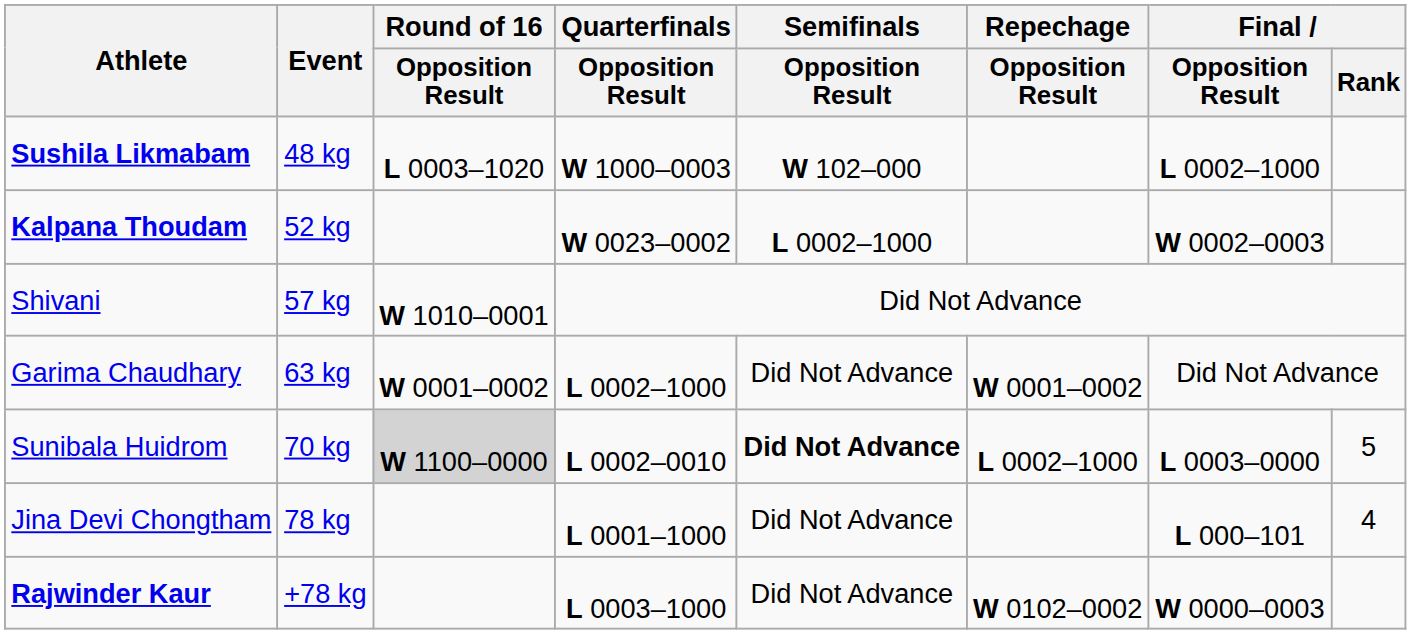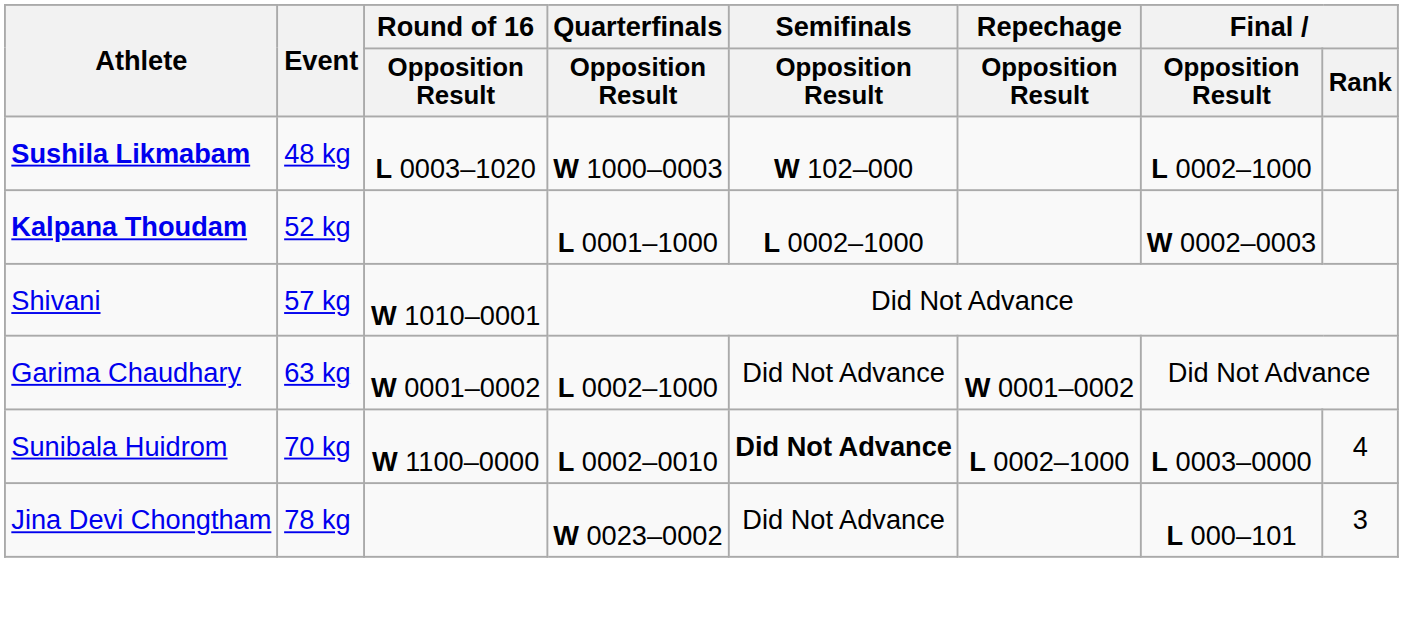(646, 242) W 0023–0002 -> (638, 242) L 0001–1000
(464, 462) lightgrey background -> (456, 462) no background
(1369, 447) 5 -> (1360, 447) 4
(646, 535) L 0001–1000 -> (638, 535) W 0023–0002
(1369, 520) 4 -> (1360, 520) 3
- row: (111, 593)
